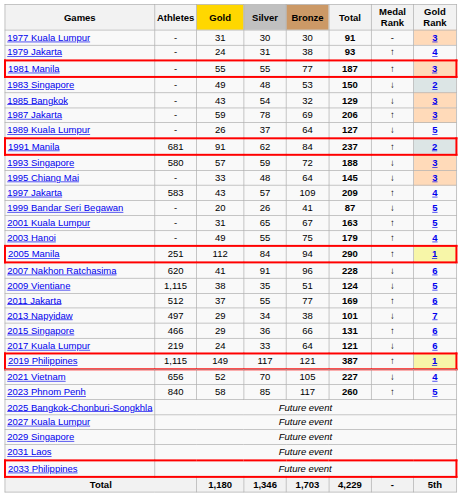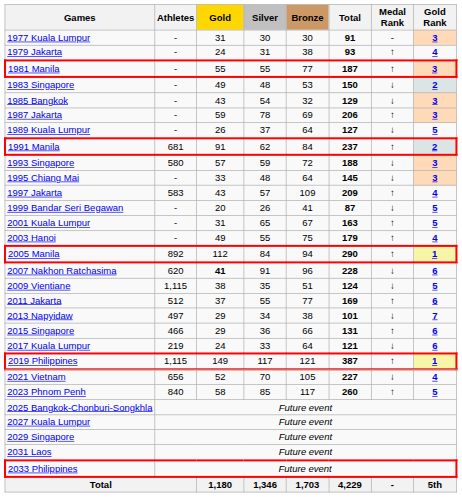(176, 255) 251 -> (176, 255) 892
(220, 271) normal -> (220, 271) bold
